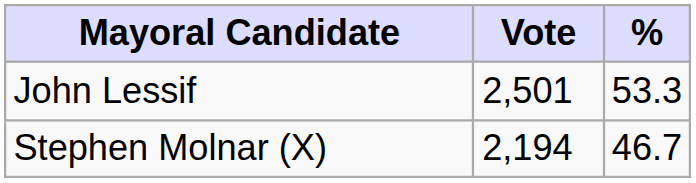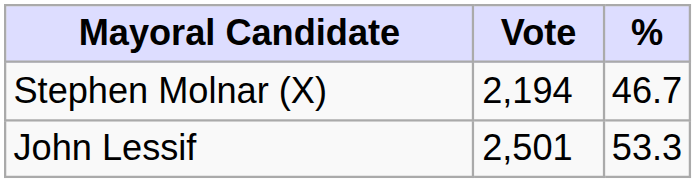rows swapped: (105, 90) <-> (170, 147)
